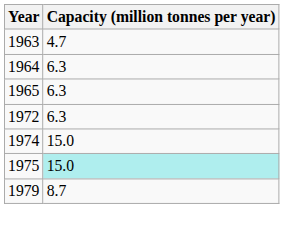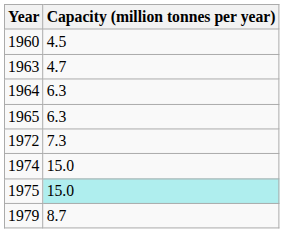+ row: (24, 41)
(56, 116) 6.3 -> (56, 141) 7.3
